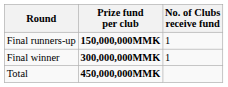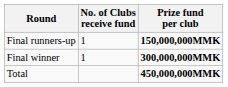columns swapped: (193, 18) <-> (120, 18)
